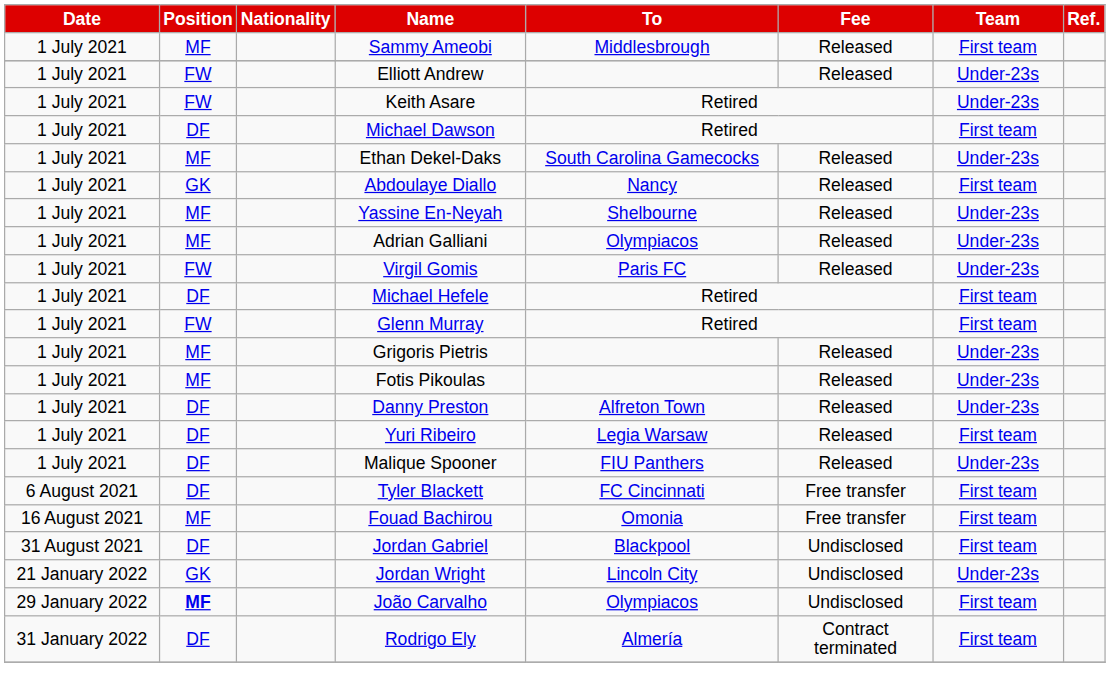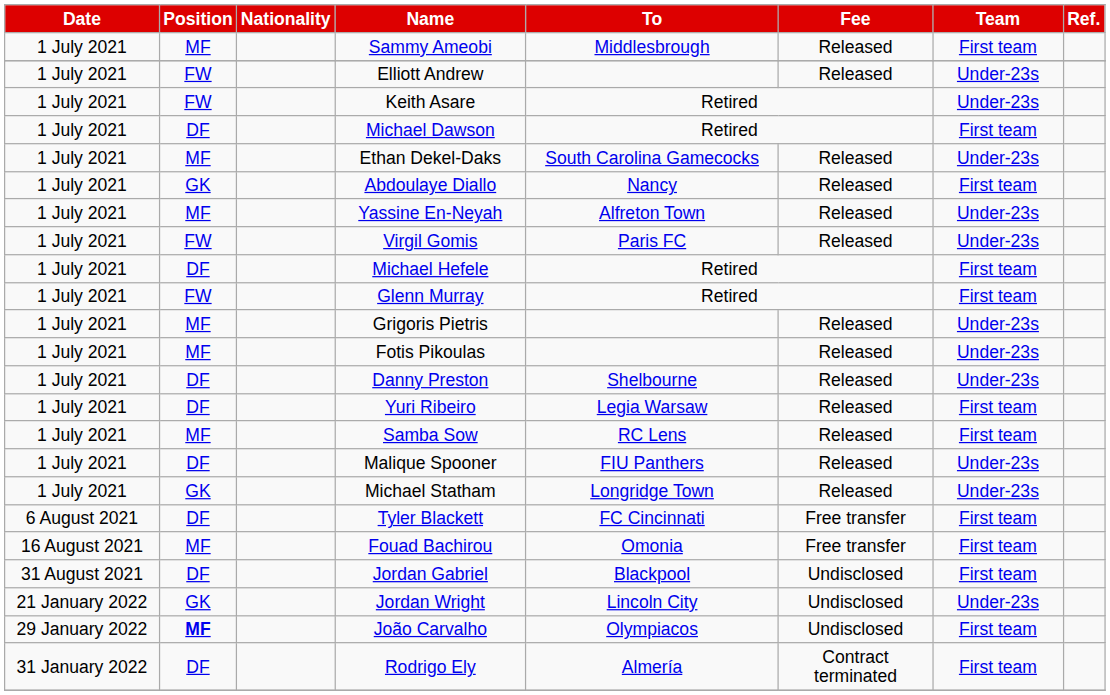(652, 213) Shelbourne -> (652, 213) Alfreton Town
- row: (430, 241)
(652, 407) Alfreton Town -> (652, 380) Shelbourne
+ row: (430, 435)
+ row: (430, 491)
